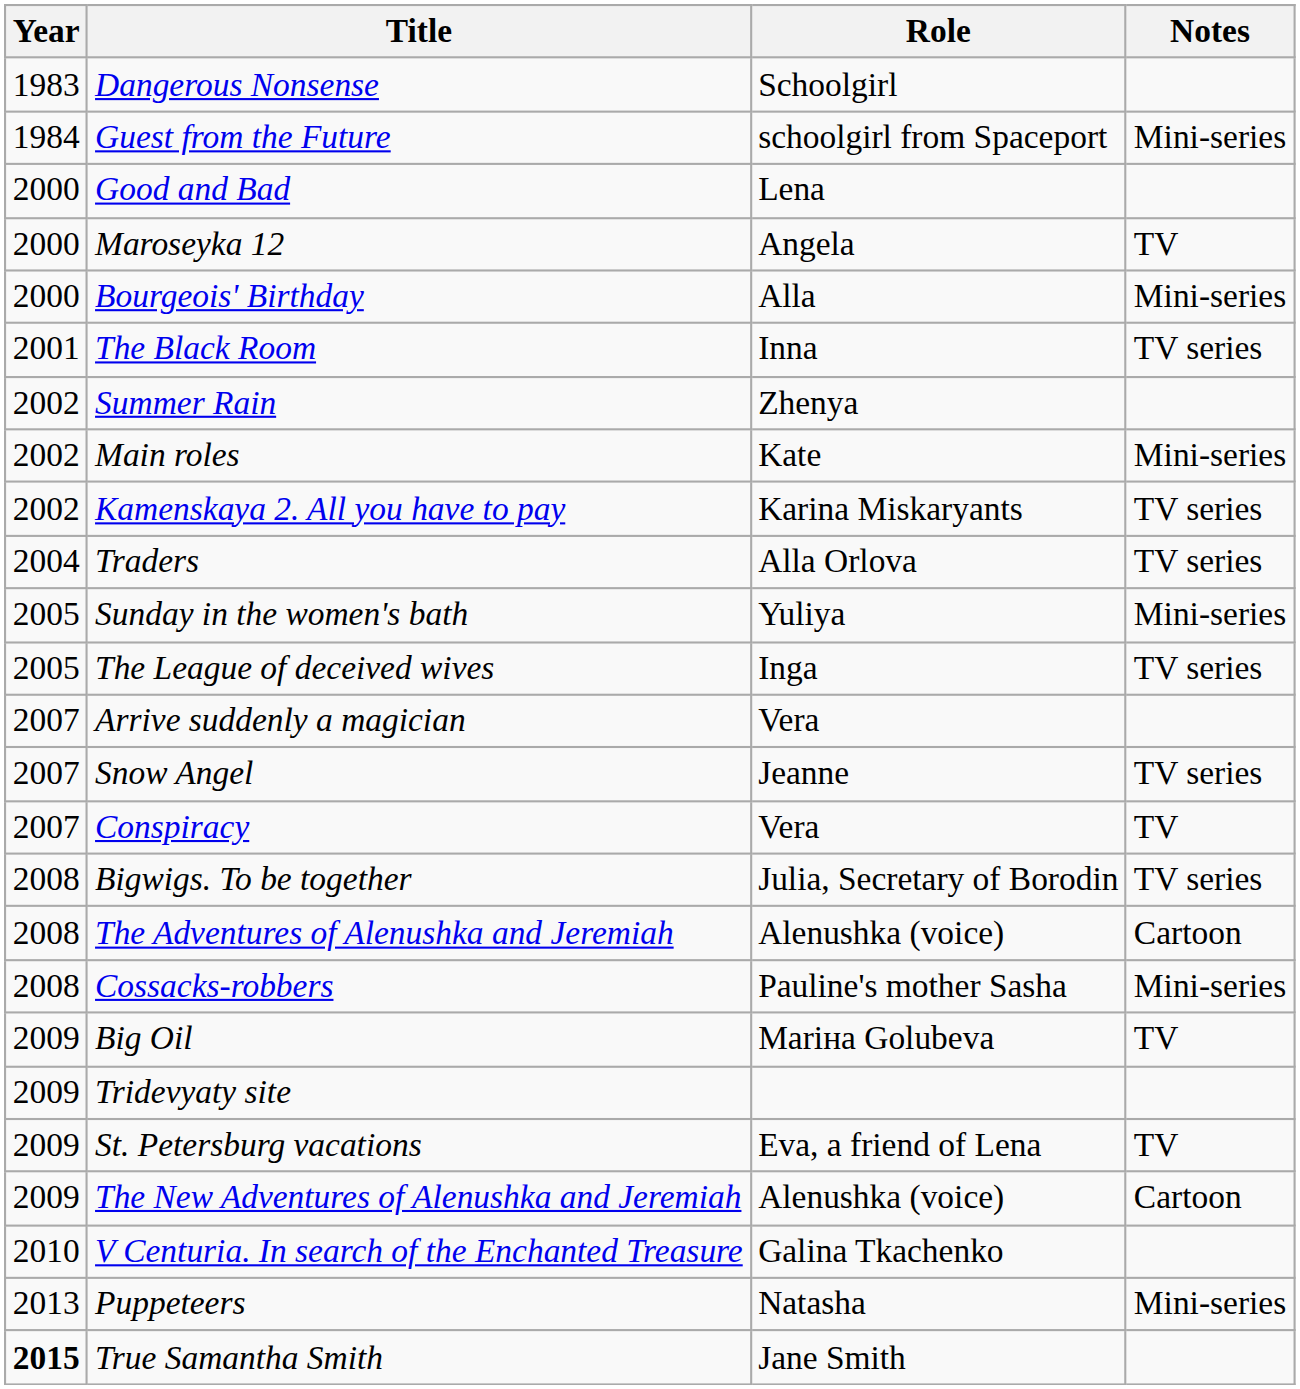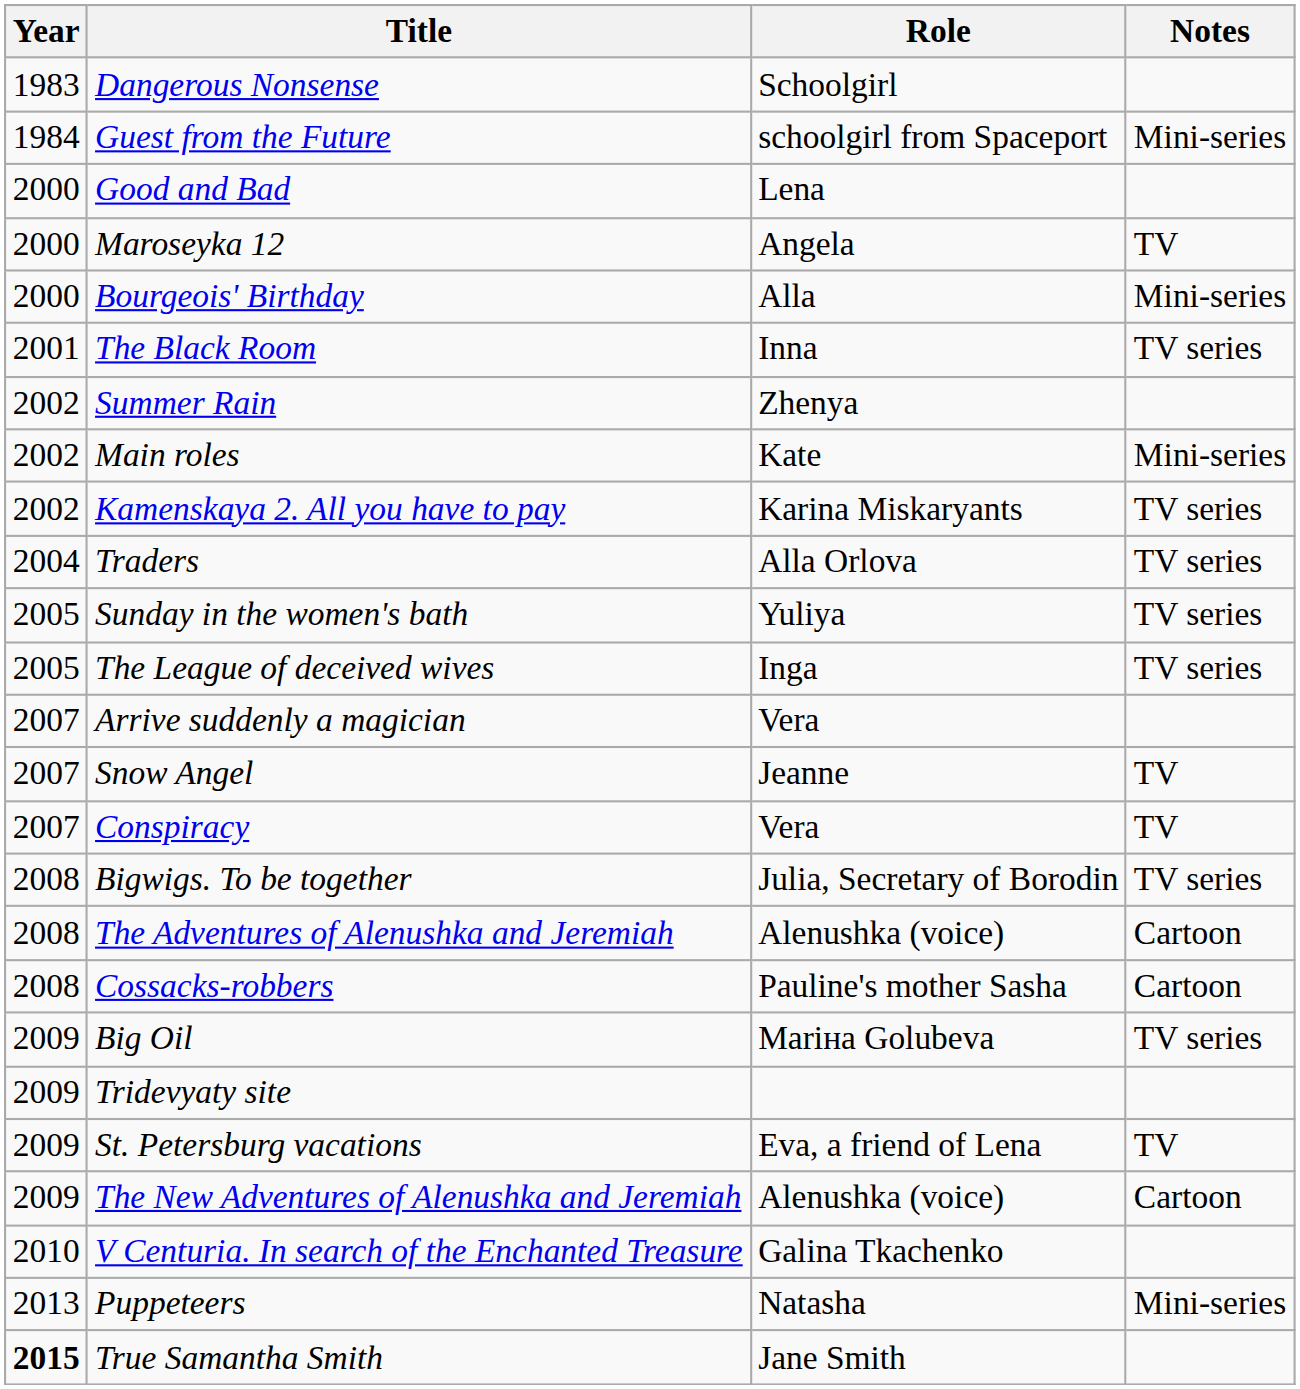(1210, 614) Mini-series -> (1198, 614) TV series
(1198, 773) TV series -> (1156, 773) TV
(1210, 985) Mini-series -> (1188, 985) Cartoon
(1156, 1038) TV -> (1198, 1038) TV series
